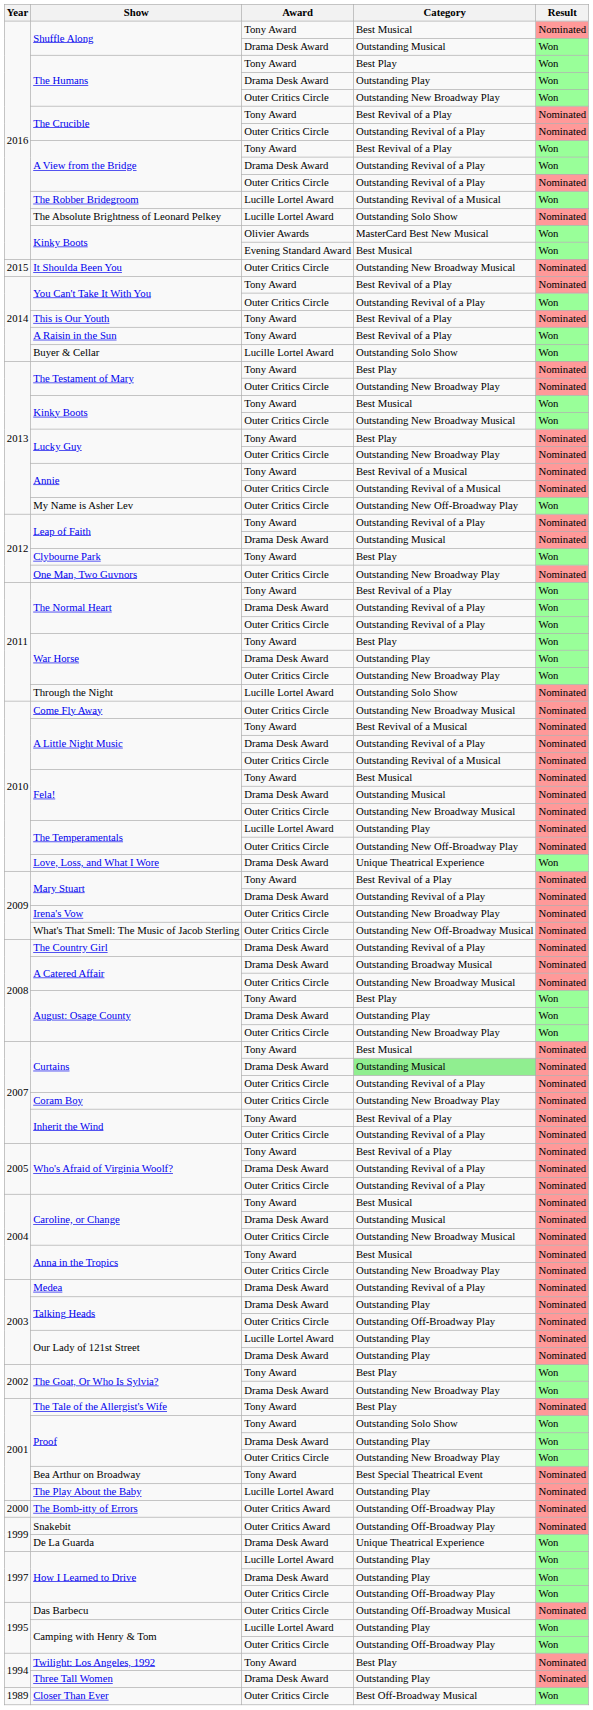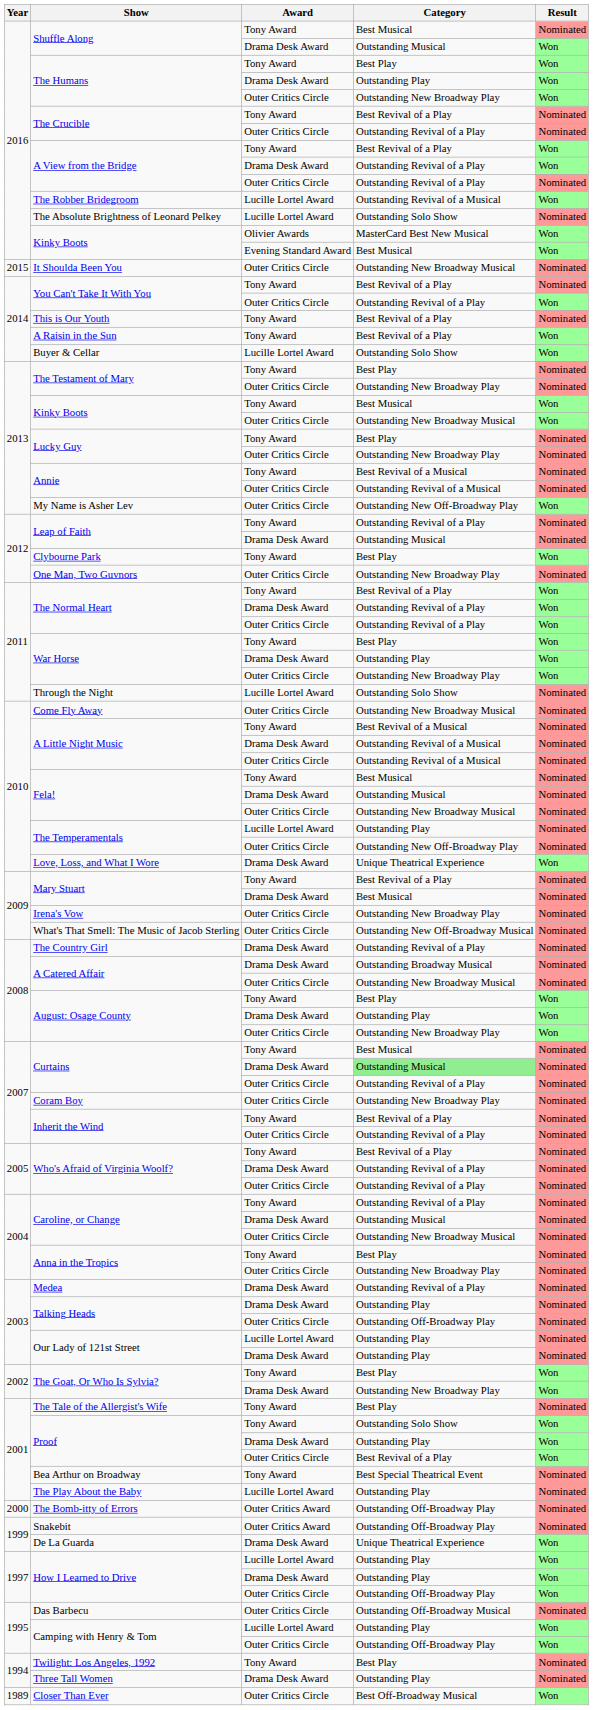(421, 744) Outstanding Revival of a Play -> (428, 744) Outstanding Revival of a Musical
(421, 897) Outstanding Revival of a Play -> (384, 897) Best Musical
(384, 1203) Best Musical -> (421, 1203) Outstanding Revival of a Play
(384, 1254) Best Musical -> (376, 1254) Best Play
(428, 1458) Outstanding New Broadway Play -> (404, 1458) Best Revival of a Play
